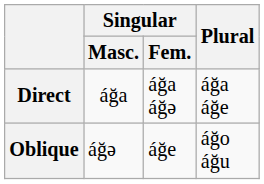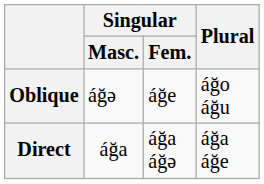rows swapped: (44, 95) <-> (44, 150)
